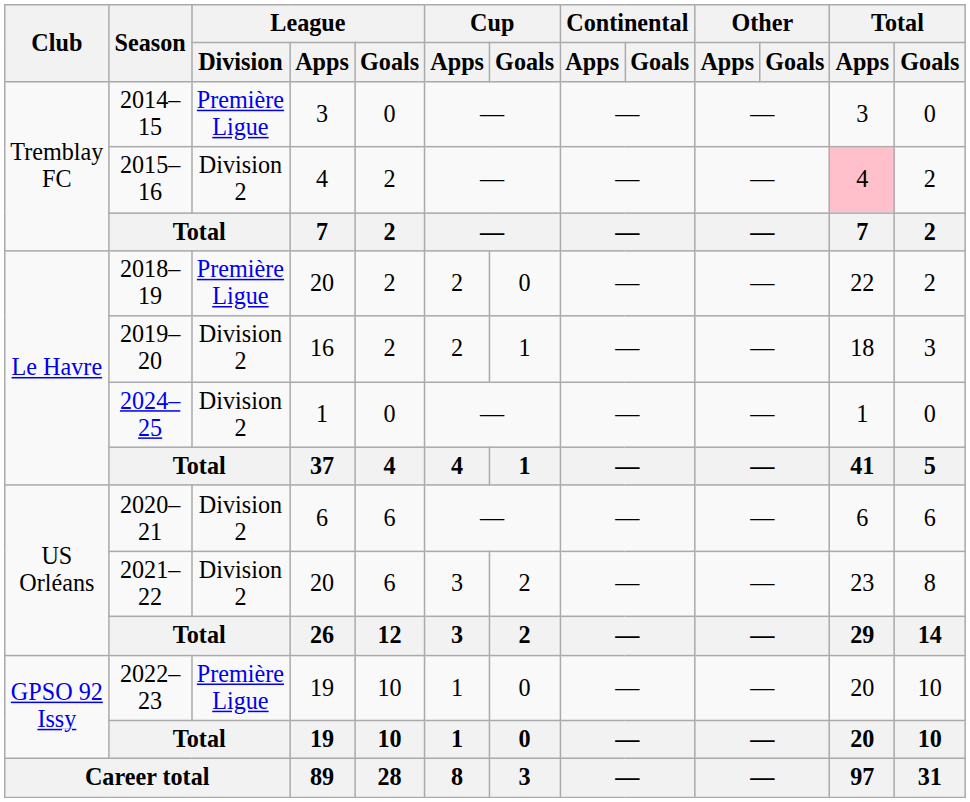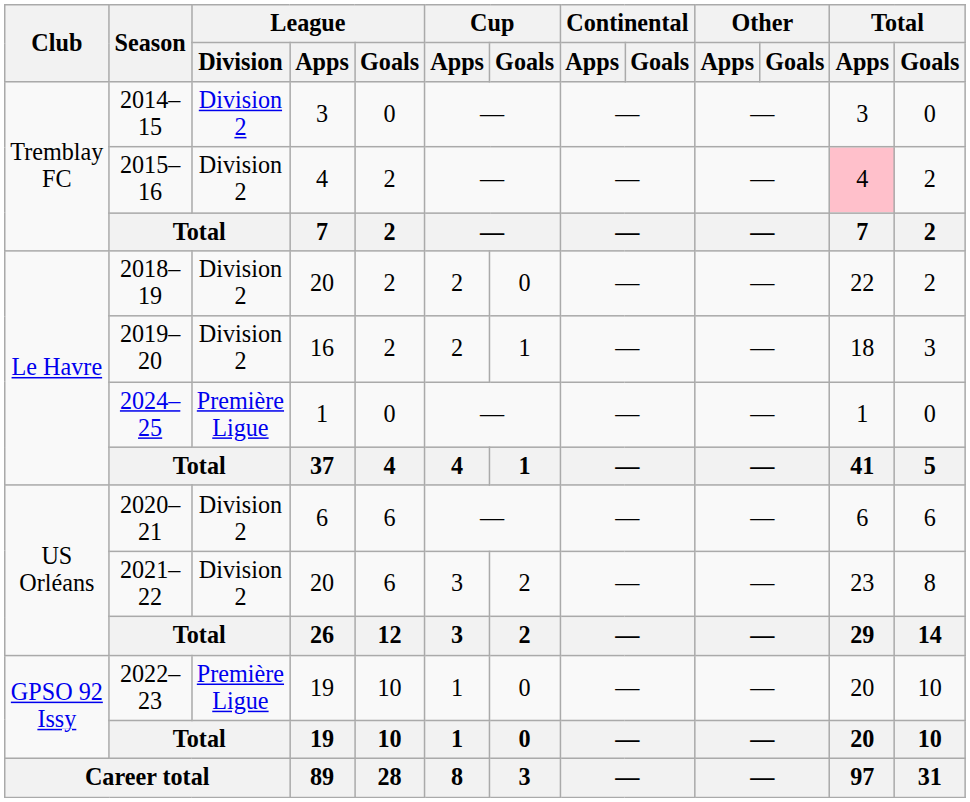(240, 113) Première Ligue -> (240, 113) Division 2
(240, 283) Première Ligue -> (240, 283) Division 2
(240, 414) Division 2 -> (240, 414) Première Ligue
